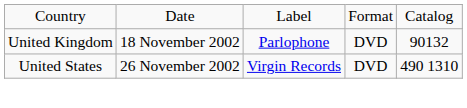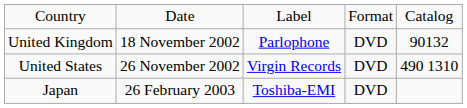+ row: (60, 90)
